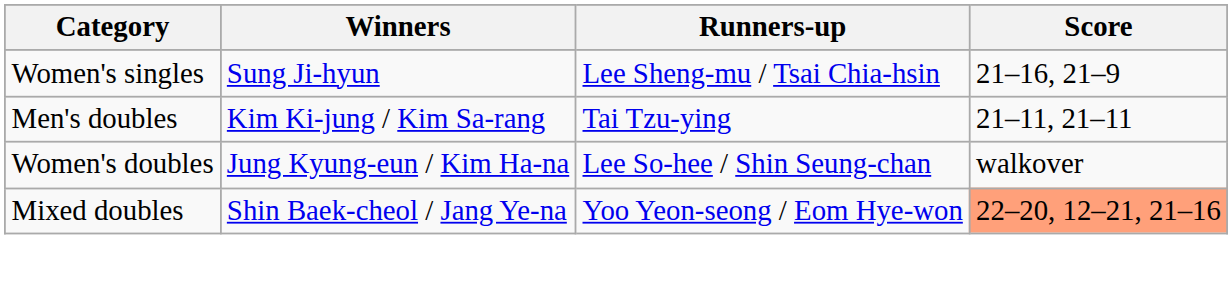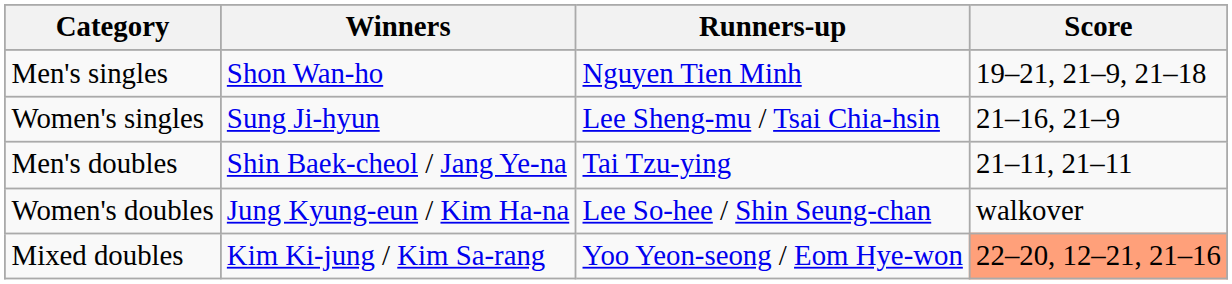+ row: (90, 73)
(386, 118) Kim Ki-jung / Kim Sa-rang -> (397, 164) Shin Baek-cheol / Jang Ye-na
(397, 210) Shin Baek-cheol / Jang Ye-na -> (386, 255) Kim Ki-jung / Kim Sa-rang
